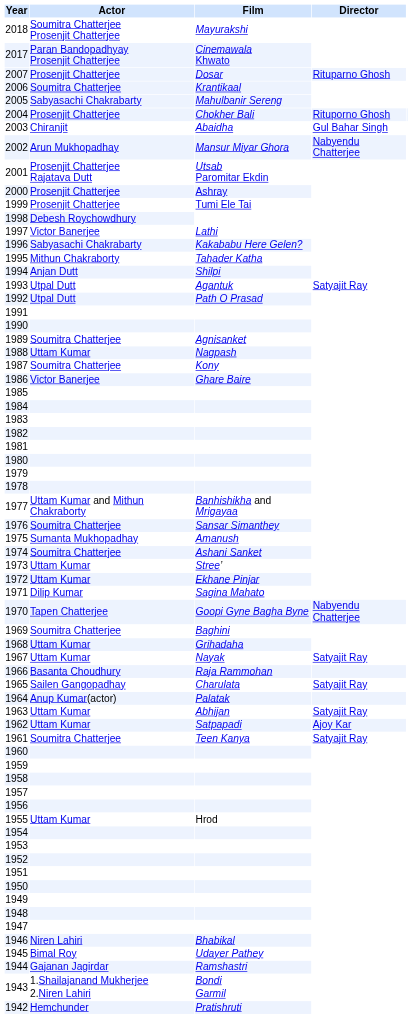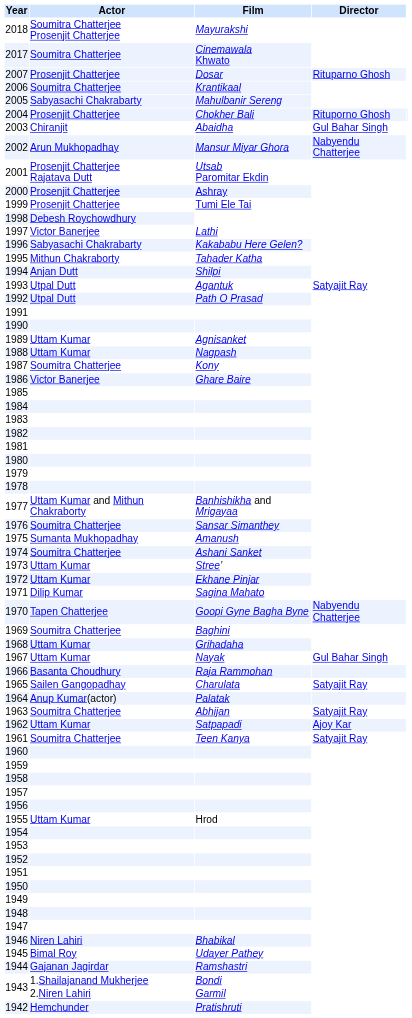(79, 55) Paran Bandopadhyay Prosenjit Chatterjee -> (76, 55) Soumitra Chatterjee
(76, 339) Soumitra Chatterjee -> (60, 339) Uttam Kumar
(340, 658) Satyajit Ray -> (350, 658) Gul Bahar Singh
(60, 712) Uttam Kumar -> (76, 712) Soumitra Chatterjee
